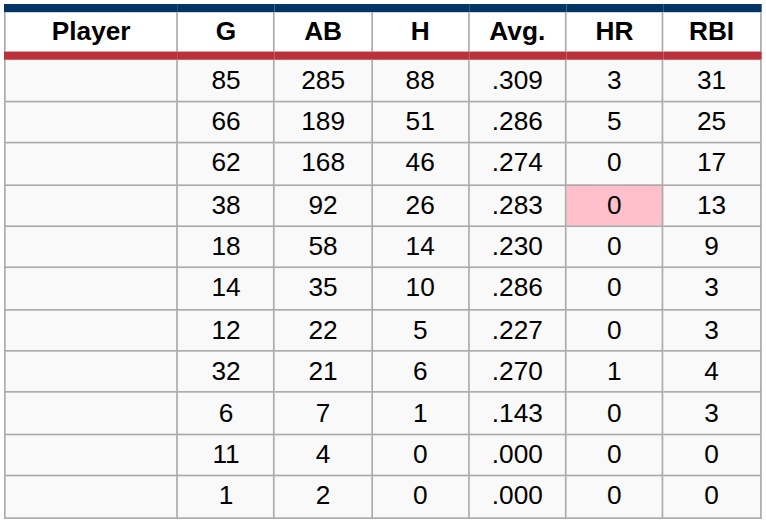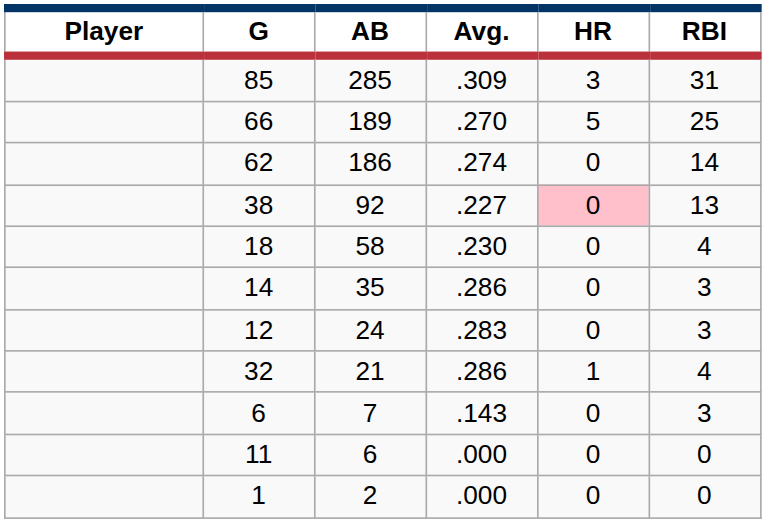- column: (420, 31)
(517, 121) .286 -> (482, 121) .270
(323, 163) 168 -> (370, 163) 186
(712, 163) 17 -> (704, 163) 14
(517, 204) .283 -> (482, 204) .227
(712, 246) 9 -> (704, 246) 4
(323, 329) 22 -> (370, 329) 24
(517, 329) .227 -> (482, 329) .283
(517, 371) .270 -> (482, 371) .286
(323, 454) 4 -> (370, 454) 6
